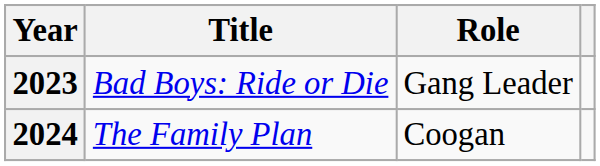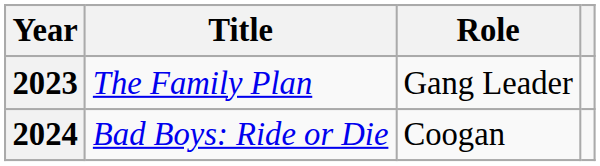(241, 82) Bad Boys: Ride or Die -> (203, 82) The Family Plan
(203, 133) The Family Plan -> (241, 133) Bad Boys: Ride or Die
